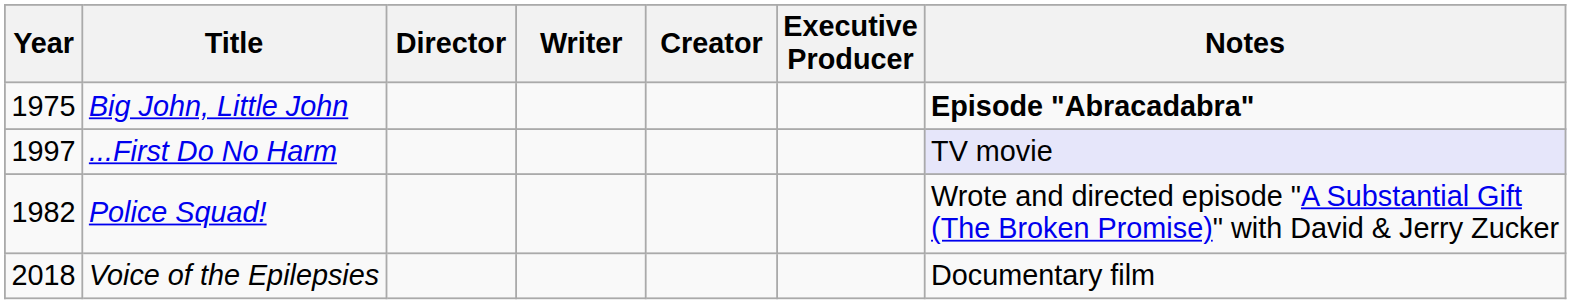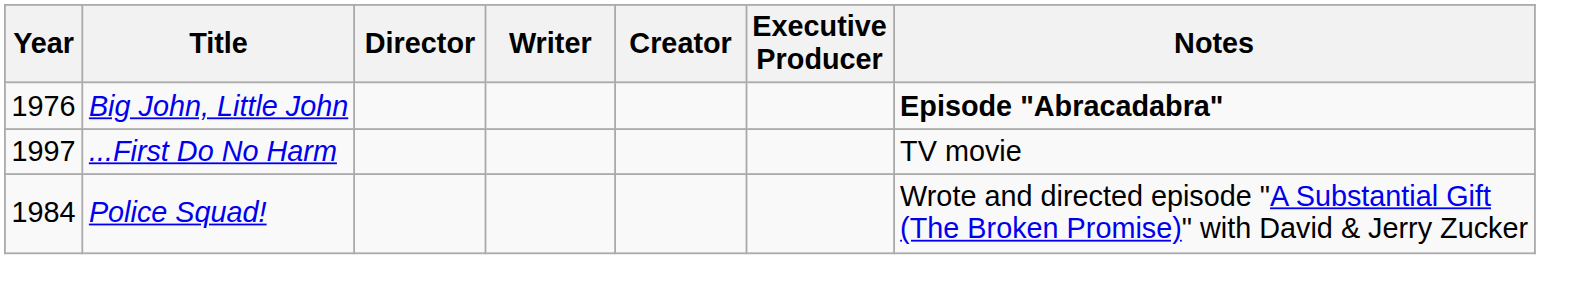(44, 105) 1975 -> (44, 105) 1976
(992, 151) lavender background -> (961, 151) no background
(44, 212) 1982 -> (44, 212) 1984
- row: (234, 274)
